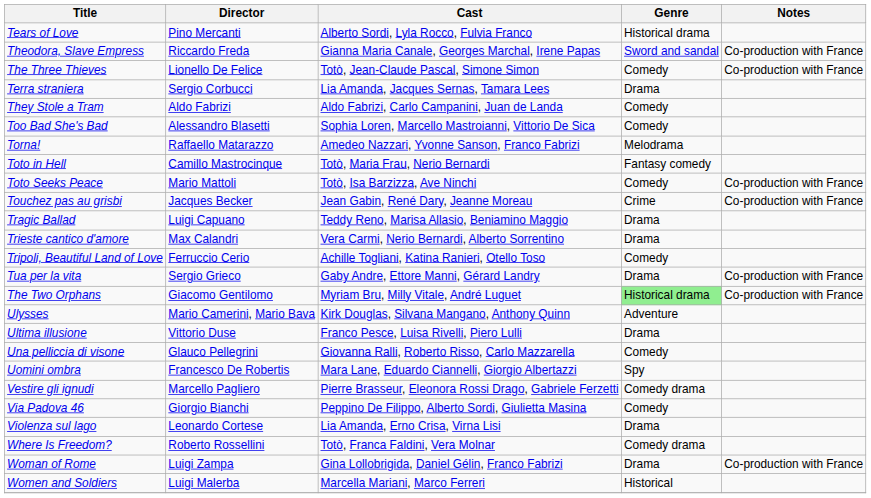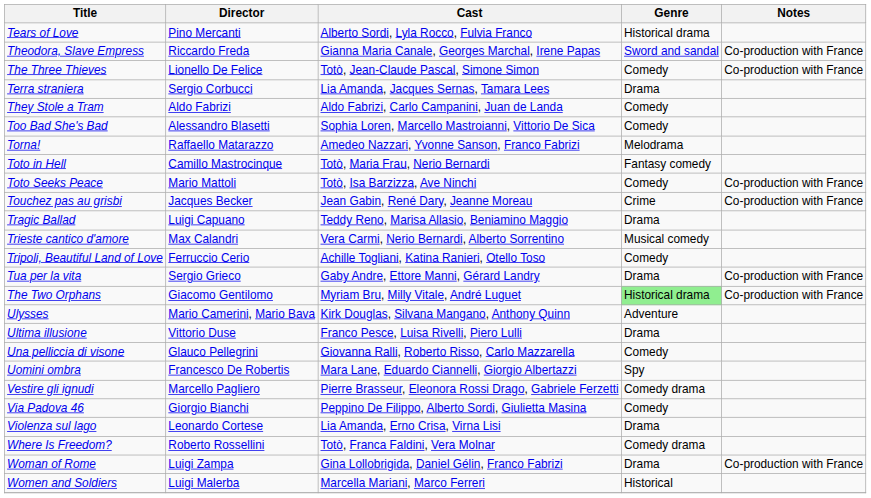(642, 239) Drama -> (667, 239) Musical comedy
